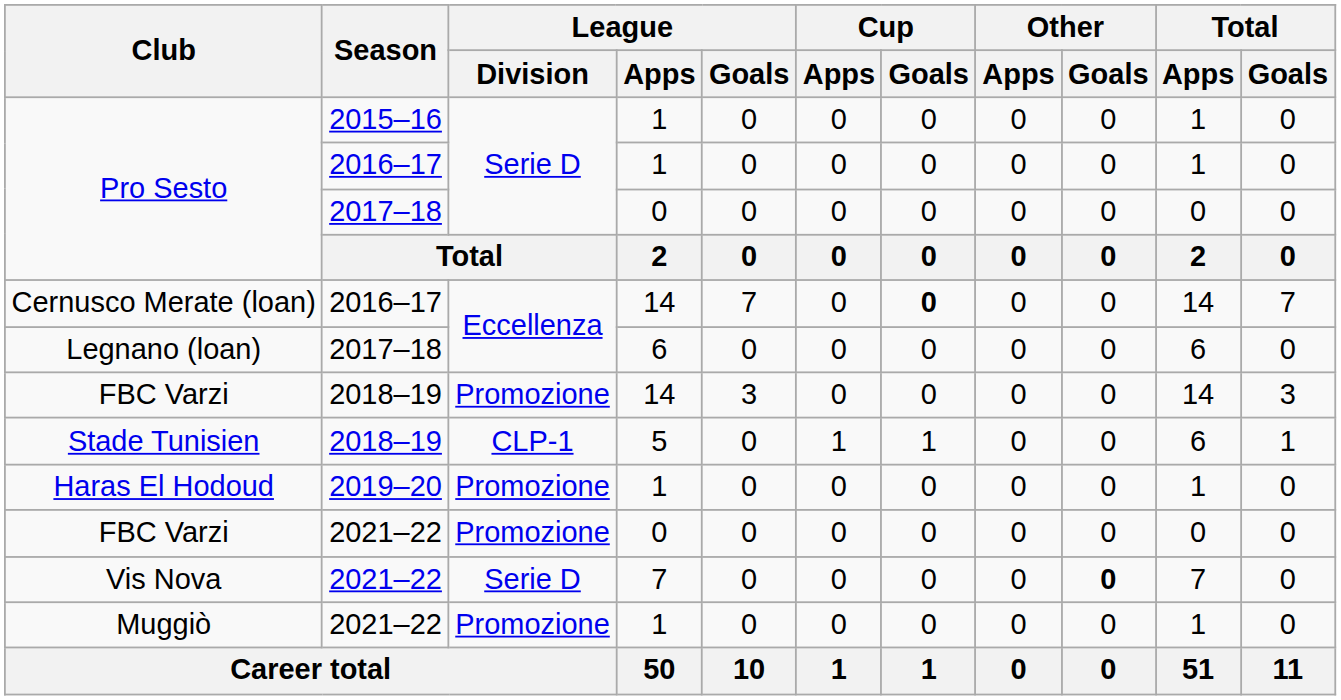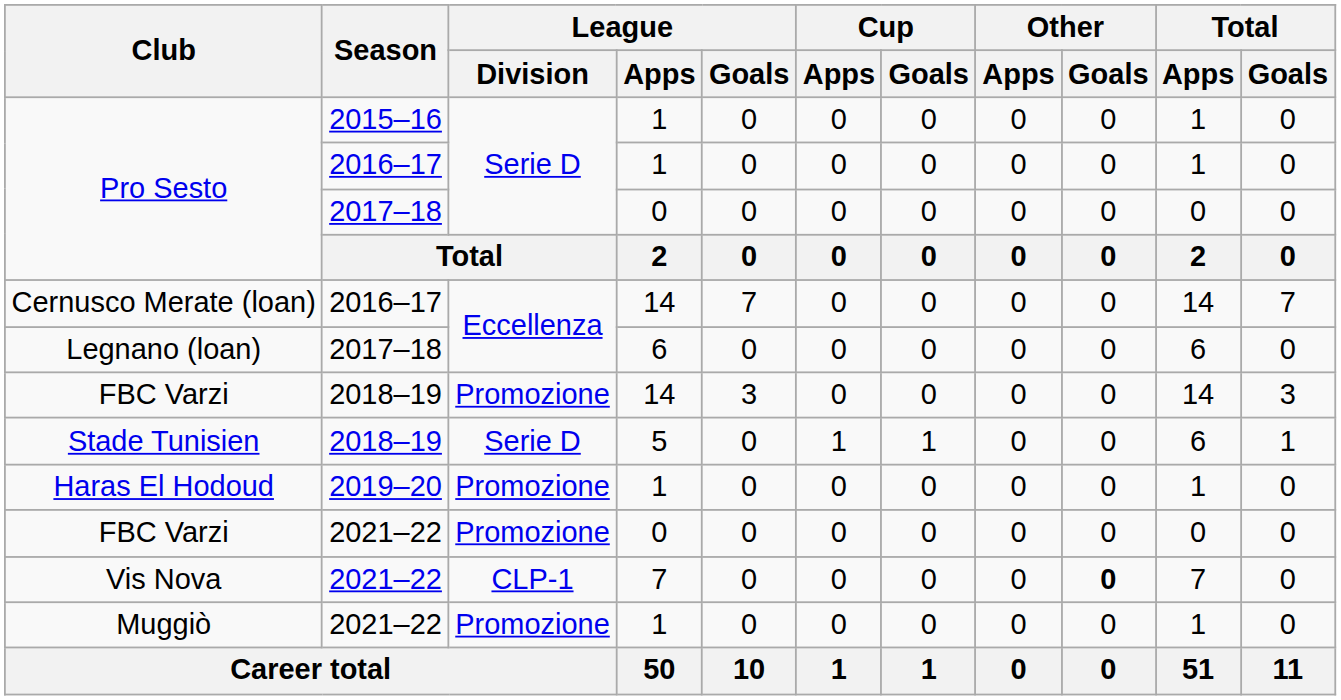(929, 303) bold -> (929, 303) normal
(533, 440) CLP-1 -> (533, 440) Serie D
(533, 578) Serie D -> (533, 578) CLP-1
